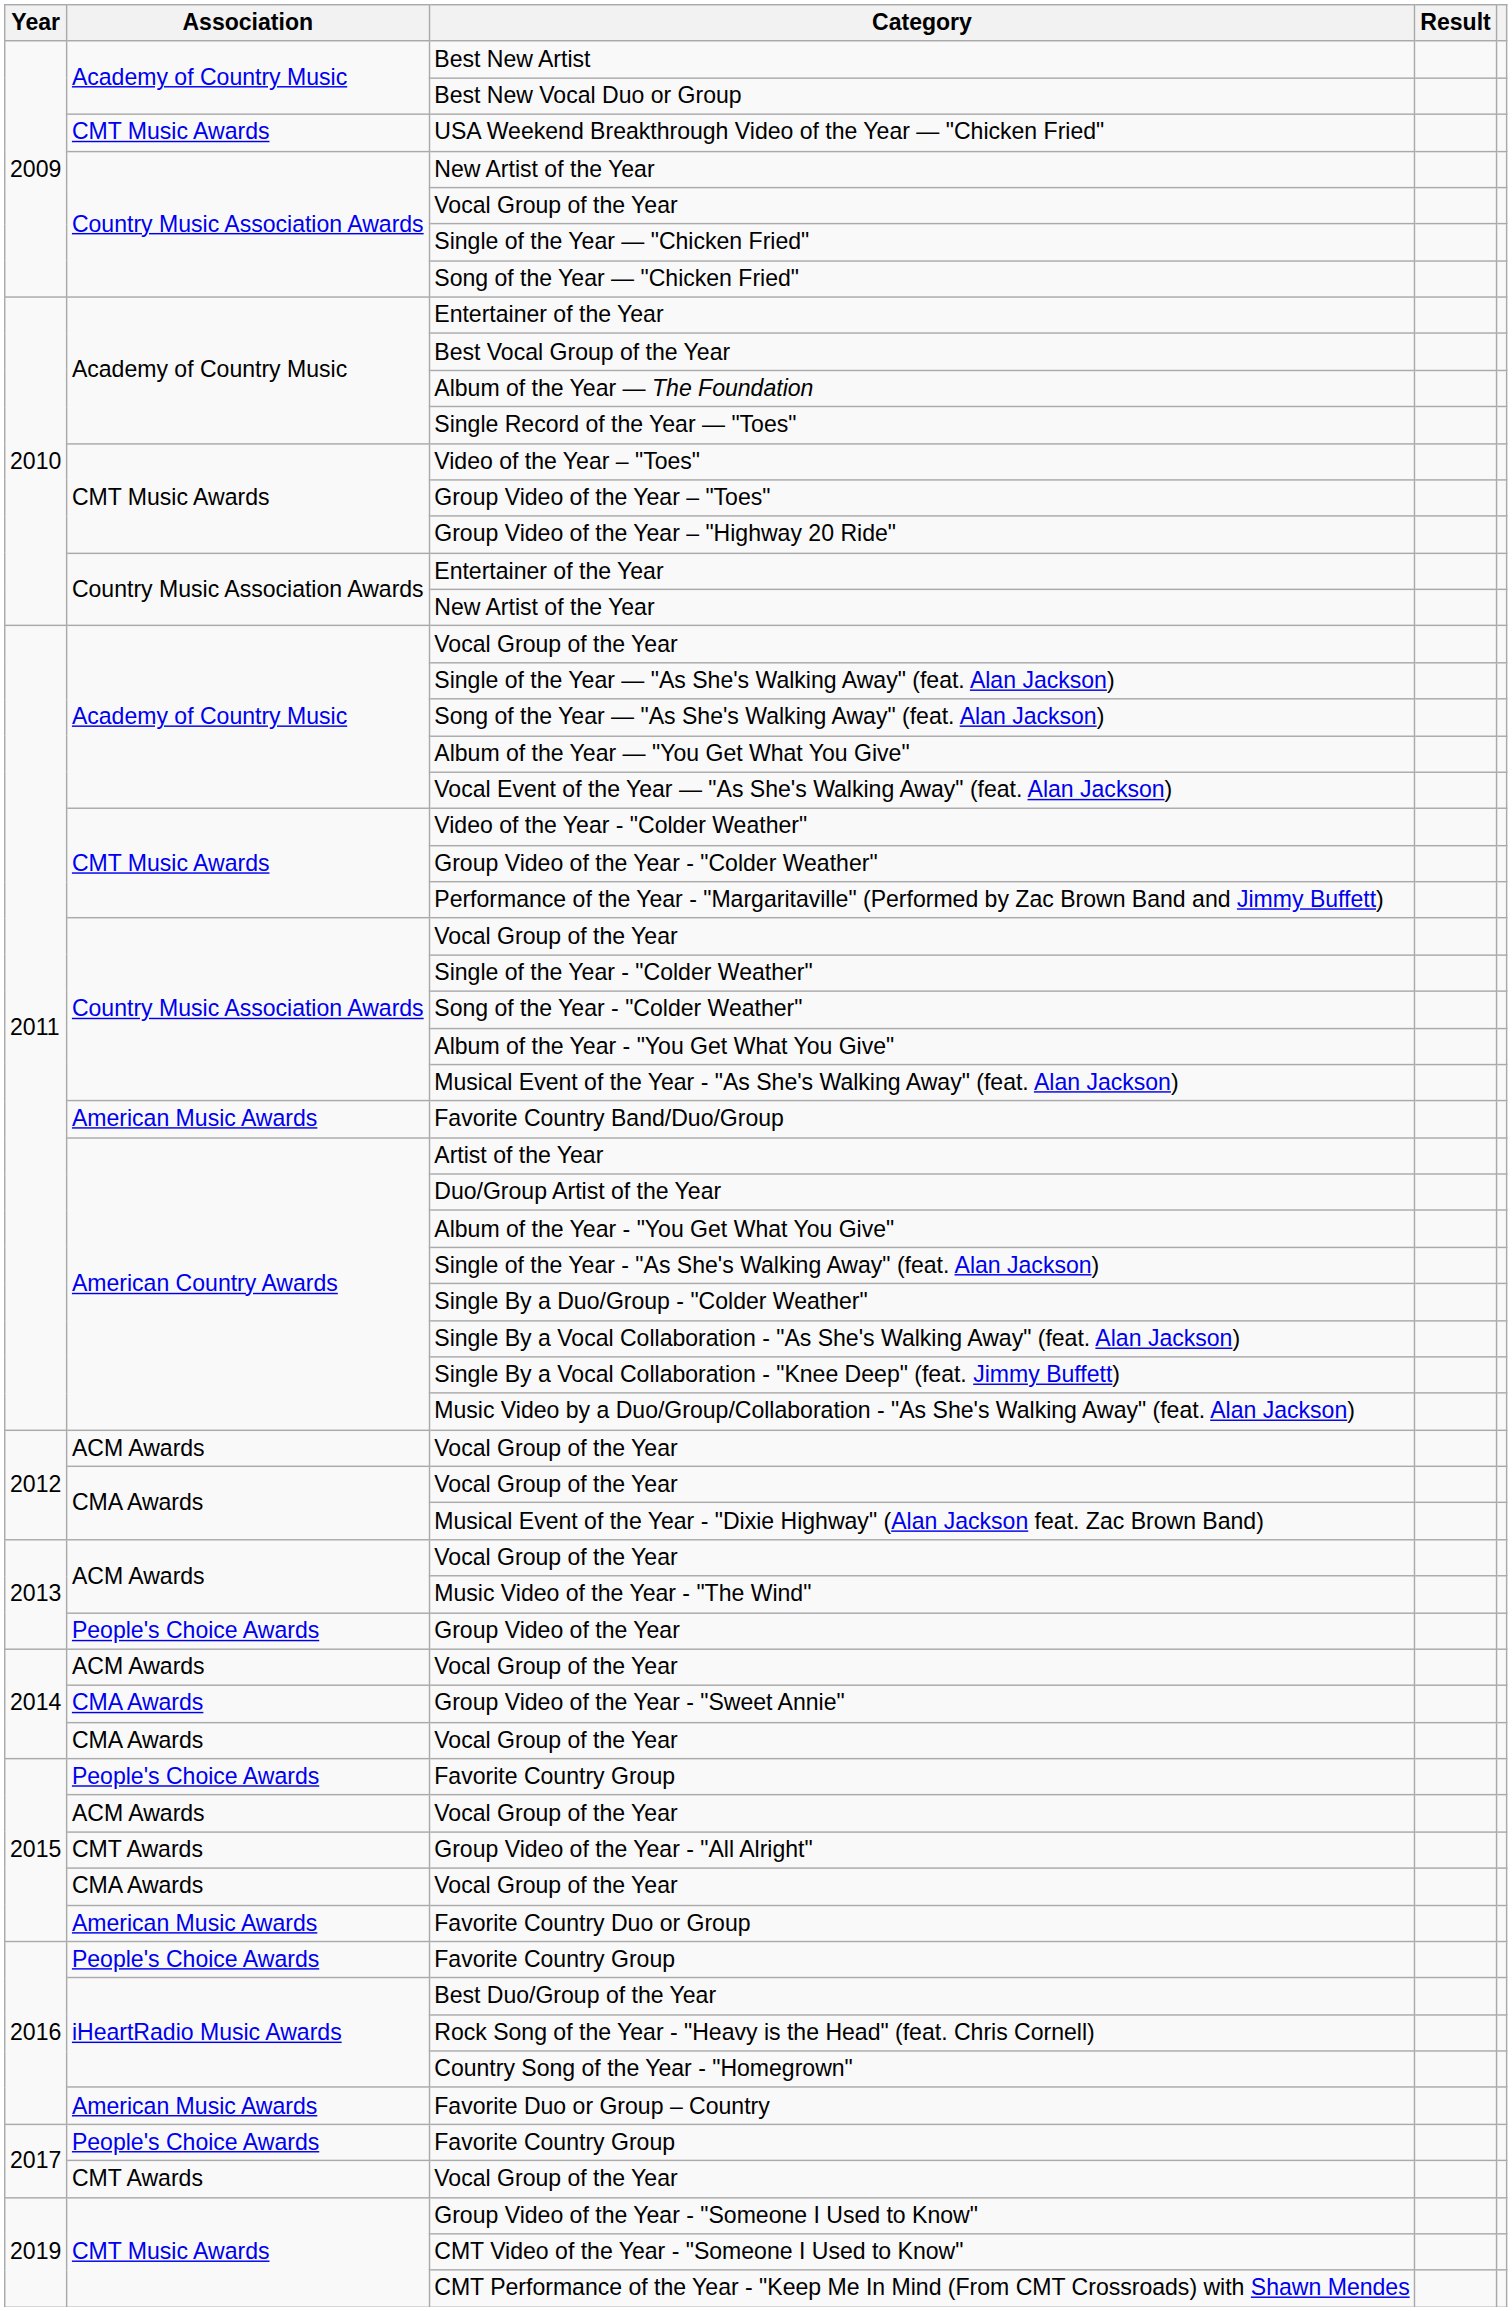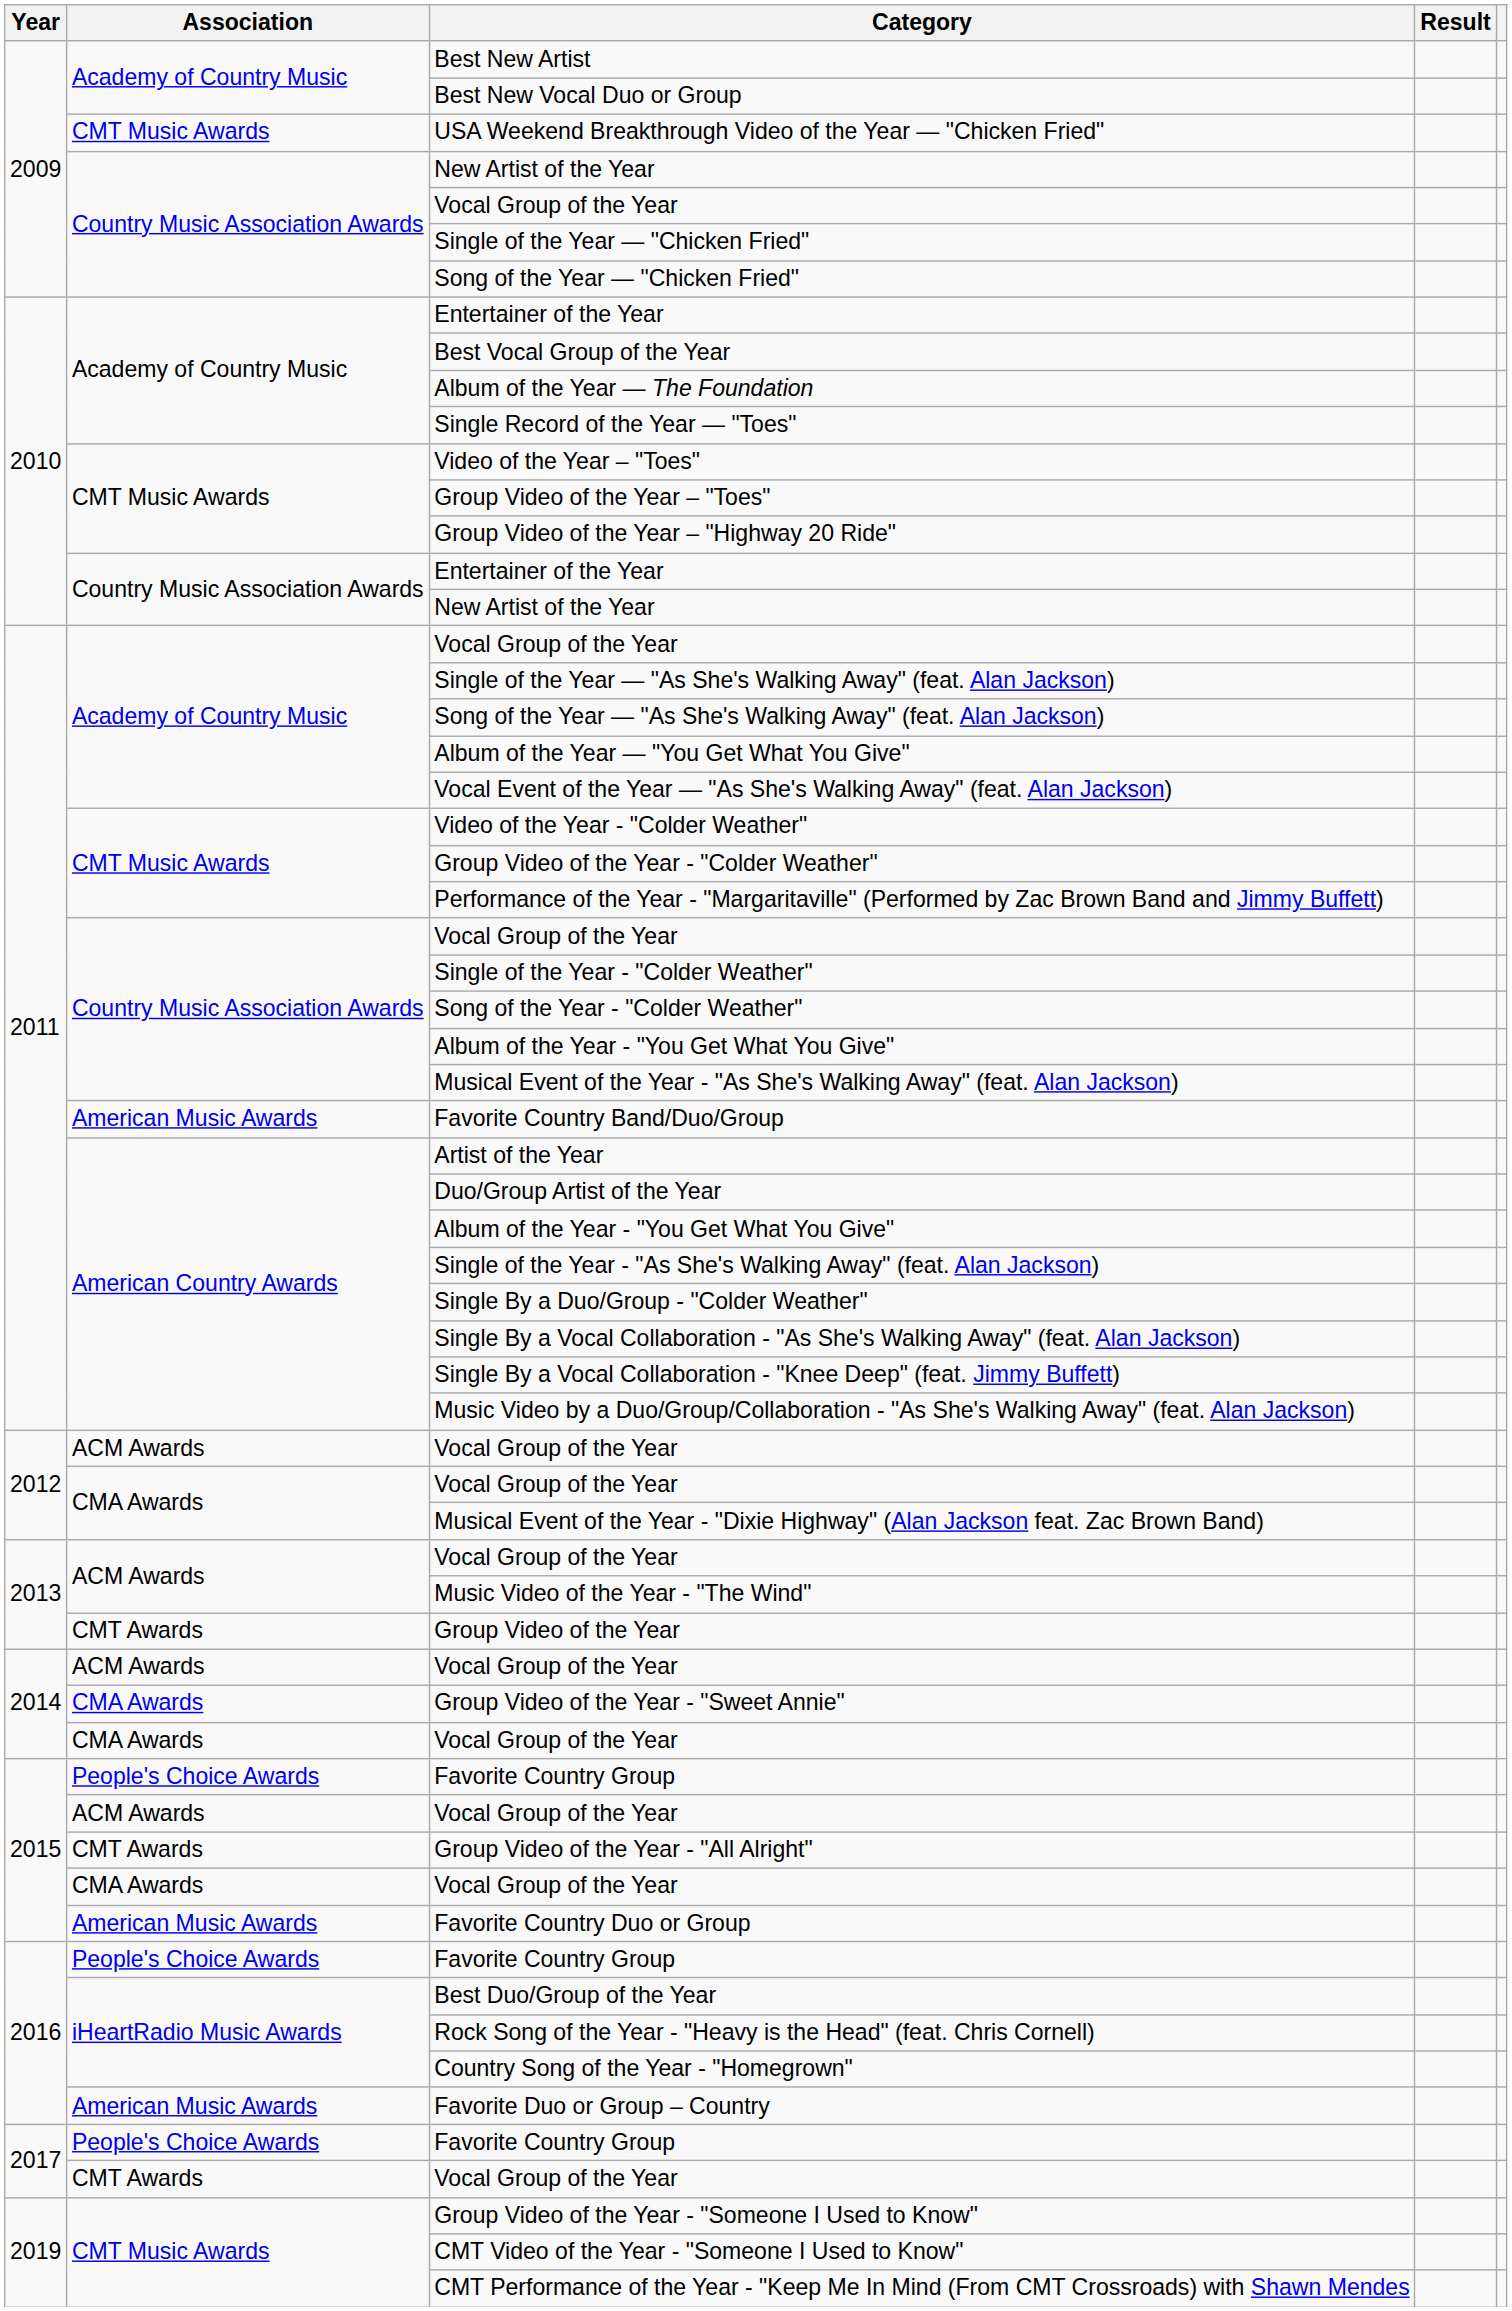(196, 1630) People's Choice Awards -> (137, 1630) CMT Awards
